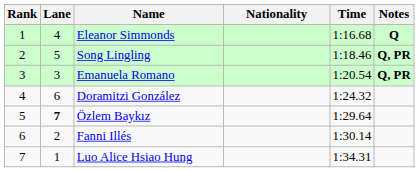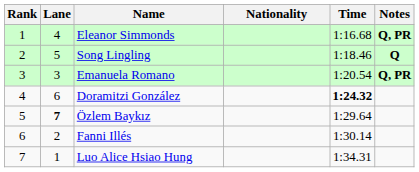(394, 34) Q -> (395, 34) Q, PR
(394, 55) Q, PR -> (395, 55) Q
(352, 95) normal -> (352, 95) bold
